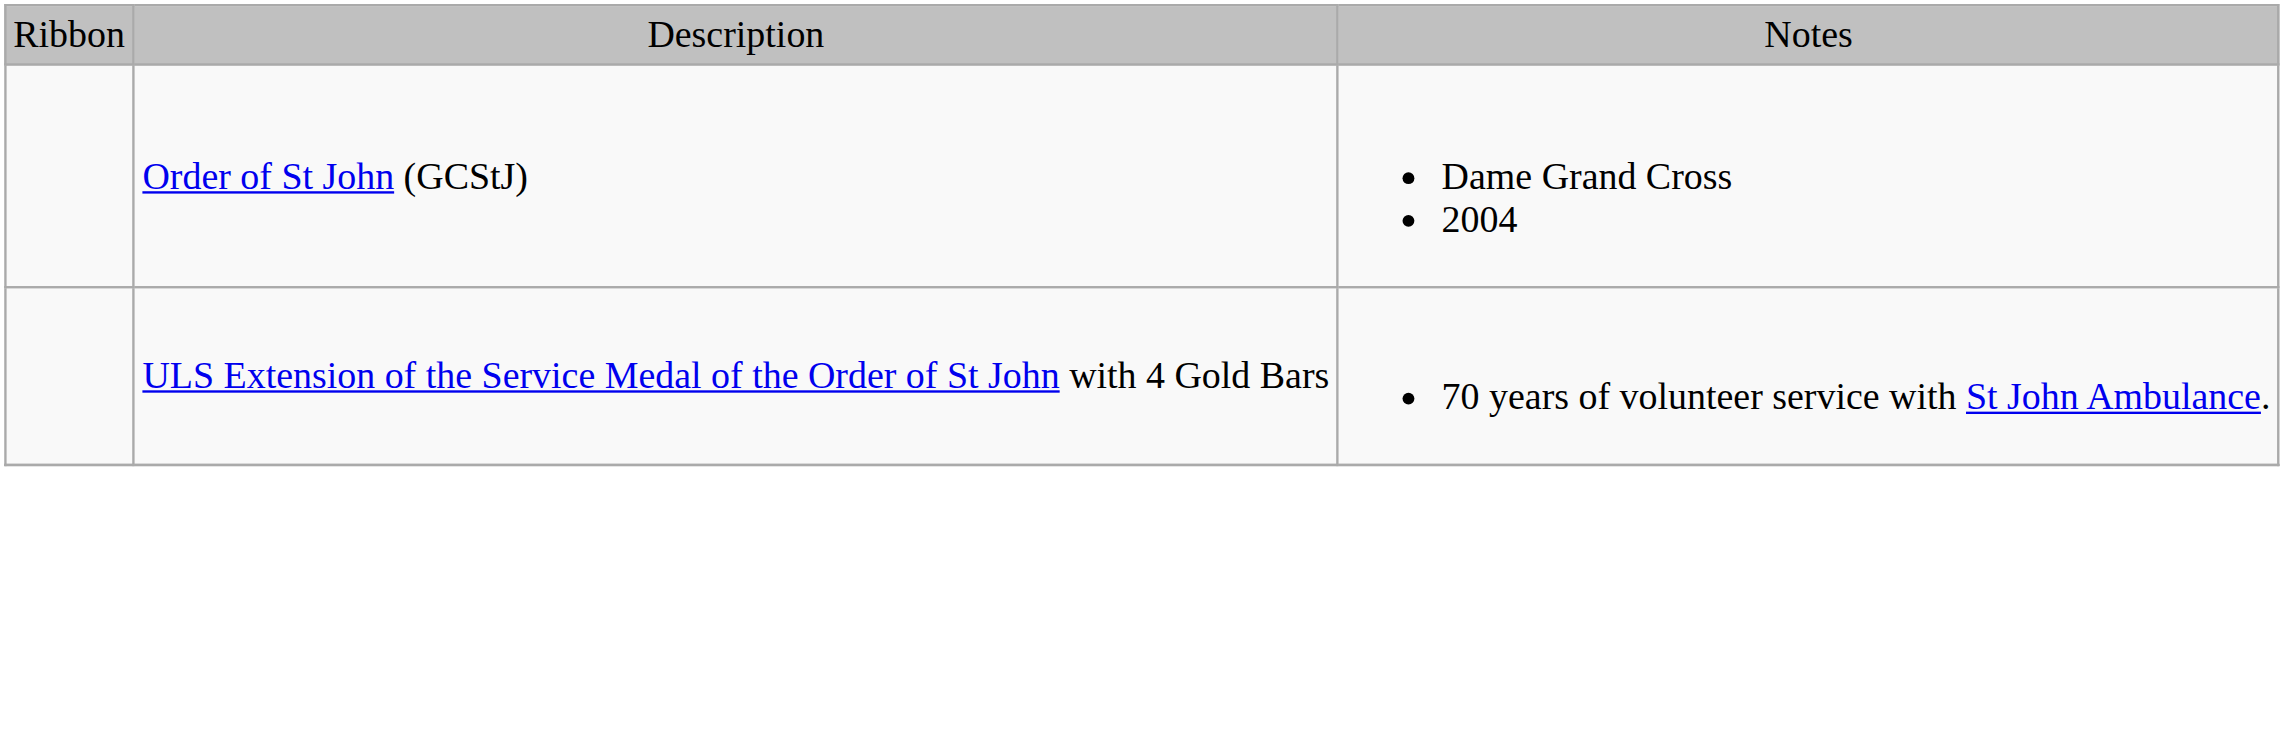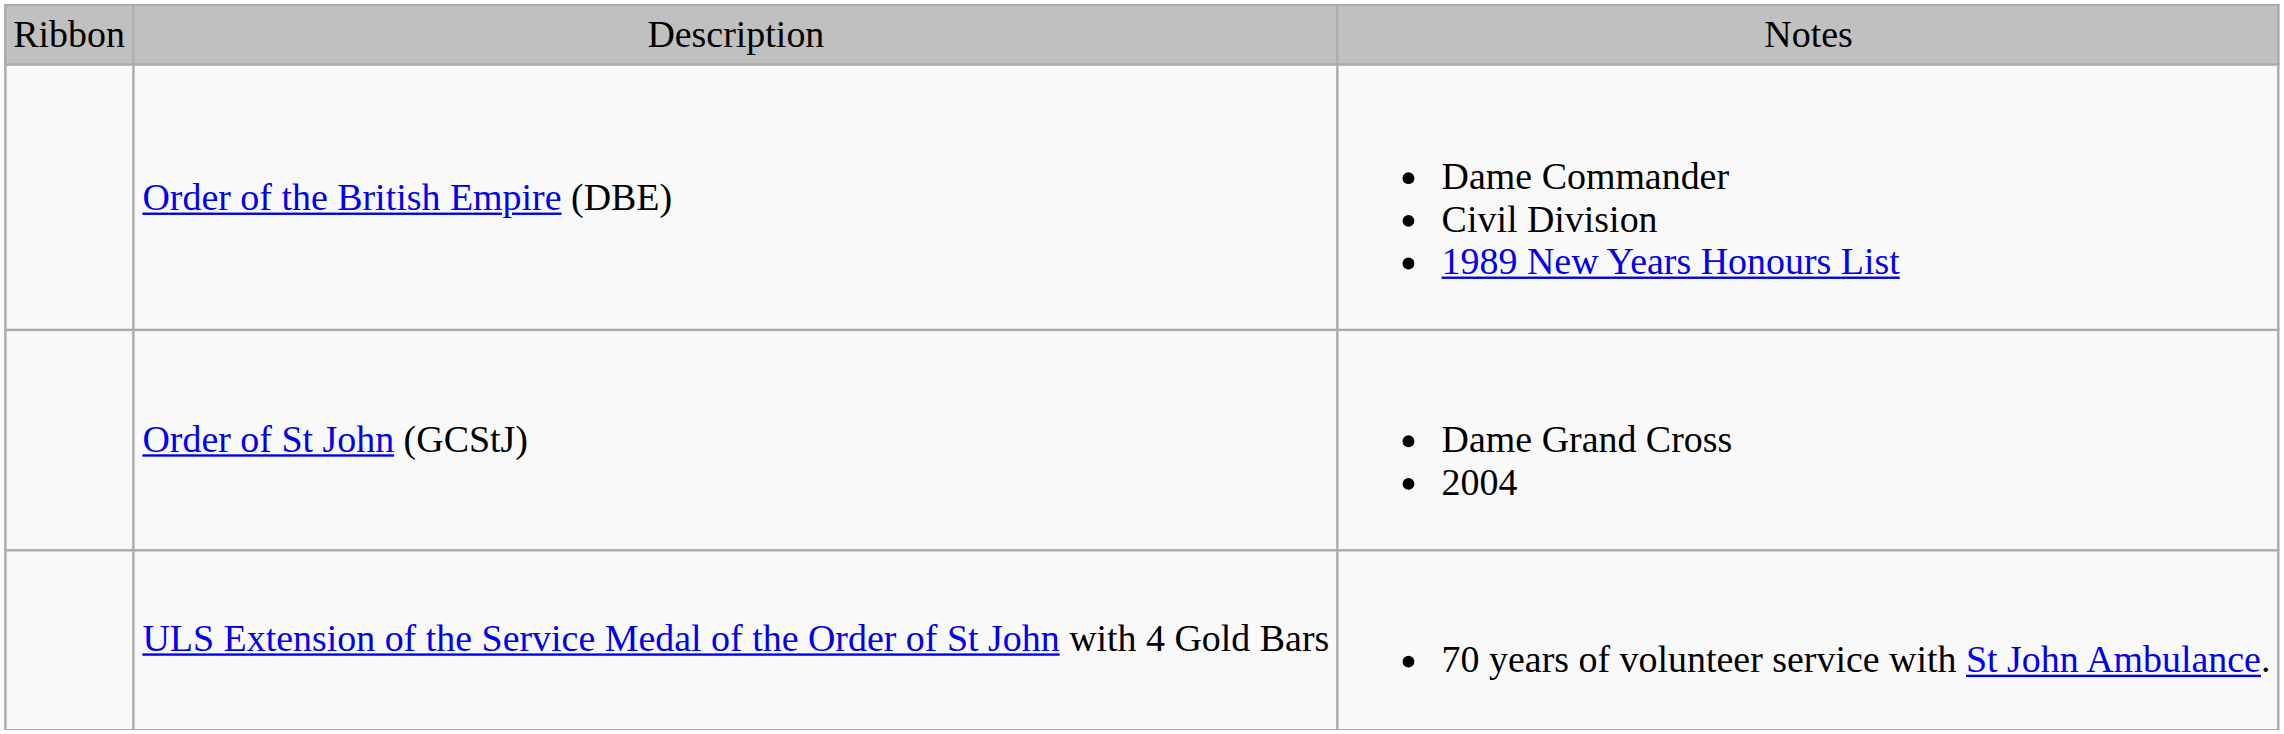+ row: (407, 196)
